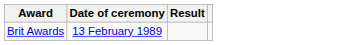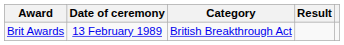+ column: (231, 13)
